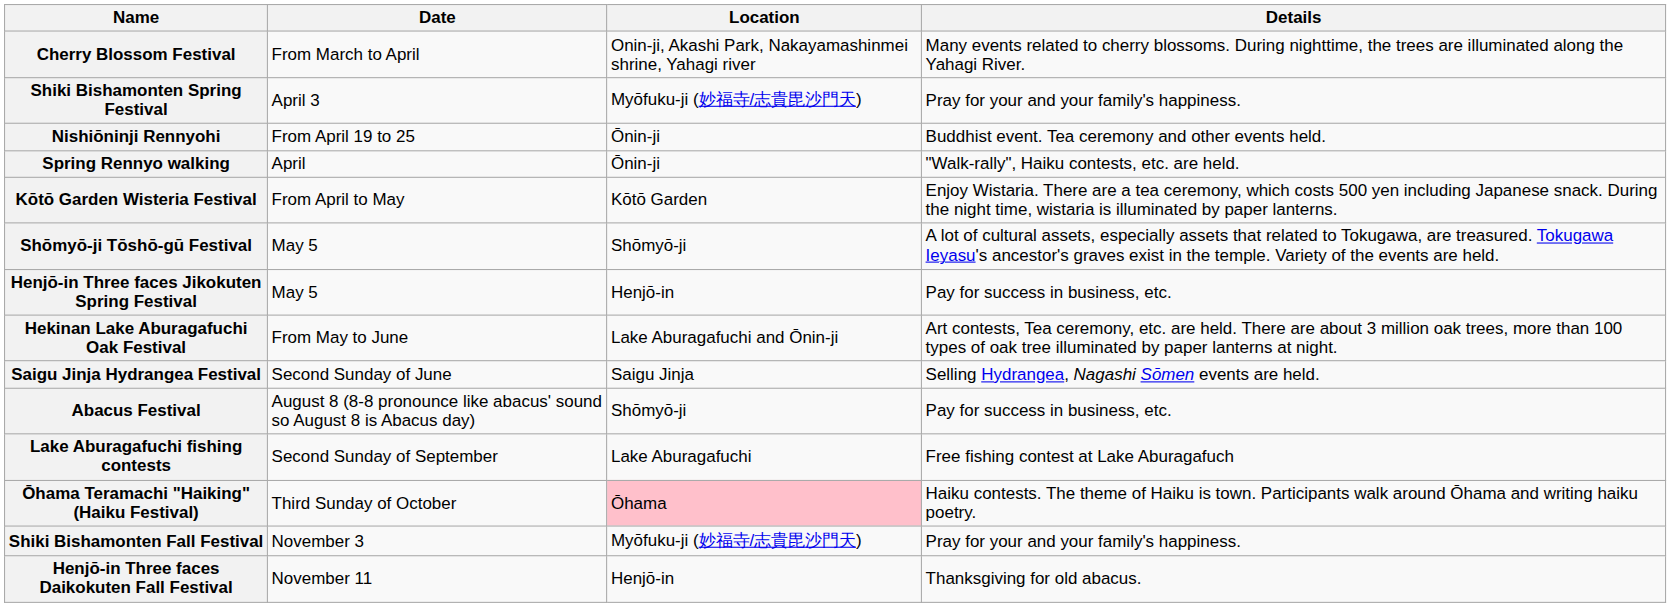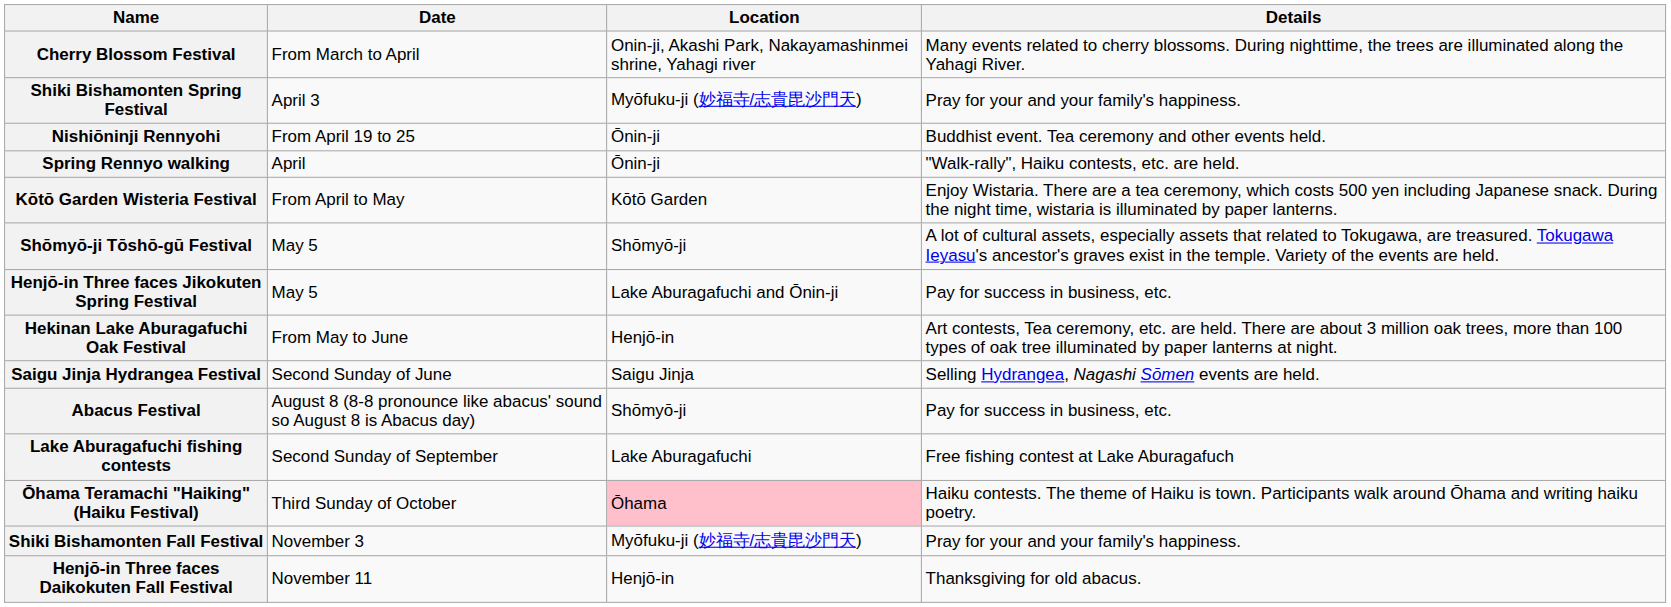(643, 292) Henjō-in -> (725, 292) Lake Aburagafuchi and Ōnin-ji
(725, 338) Lake Aburagafuchi and Ōnin-ji -> (643, 338) Henjō-in
